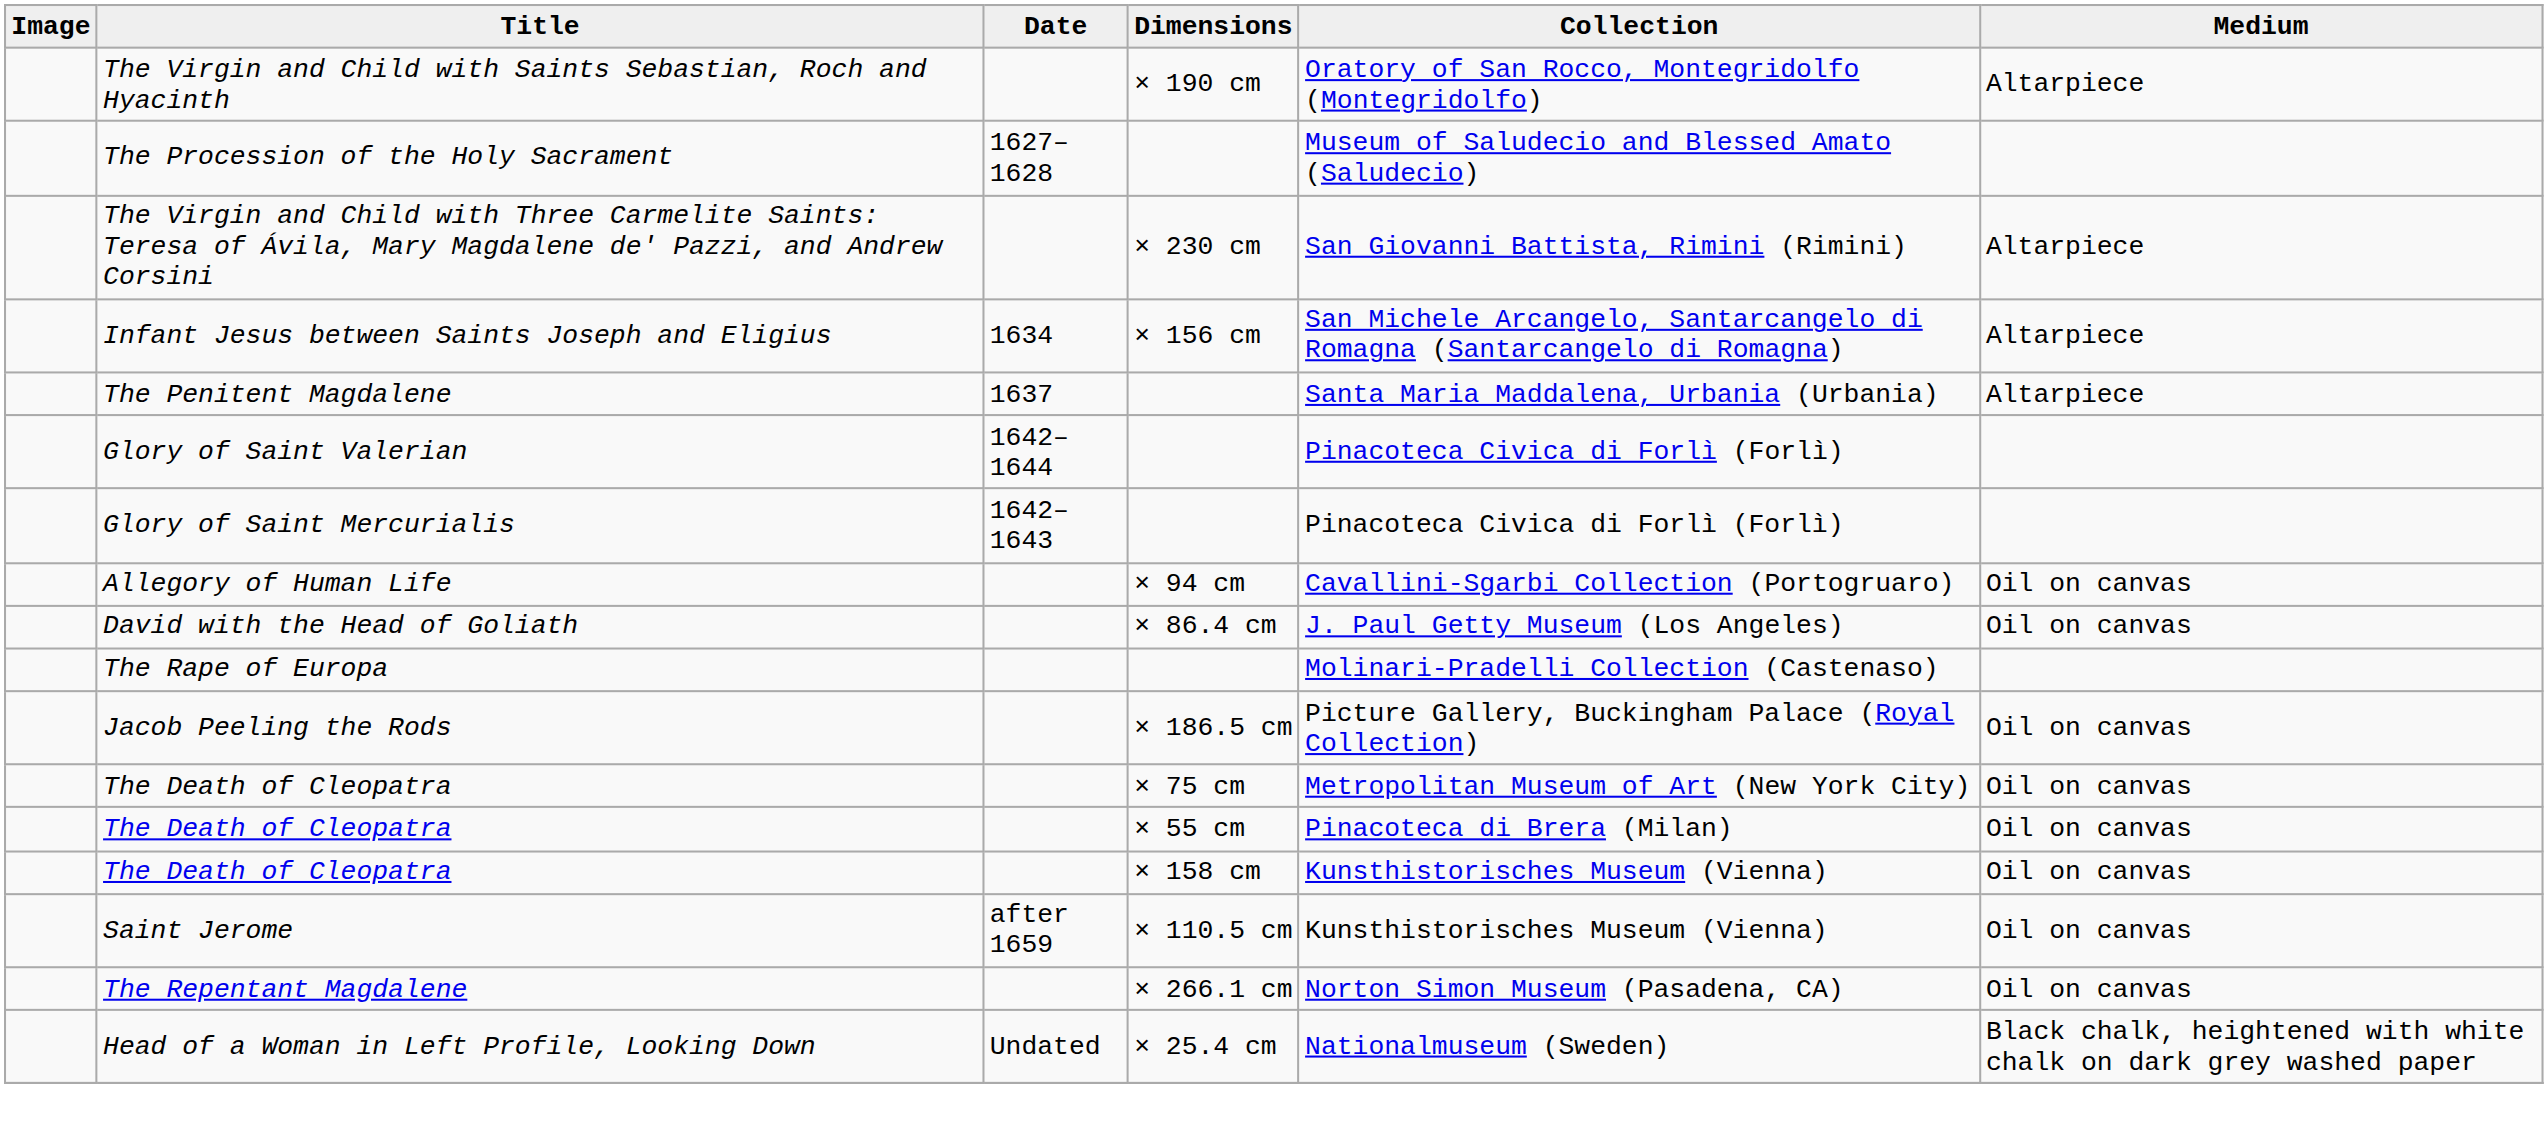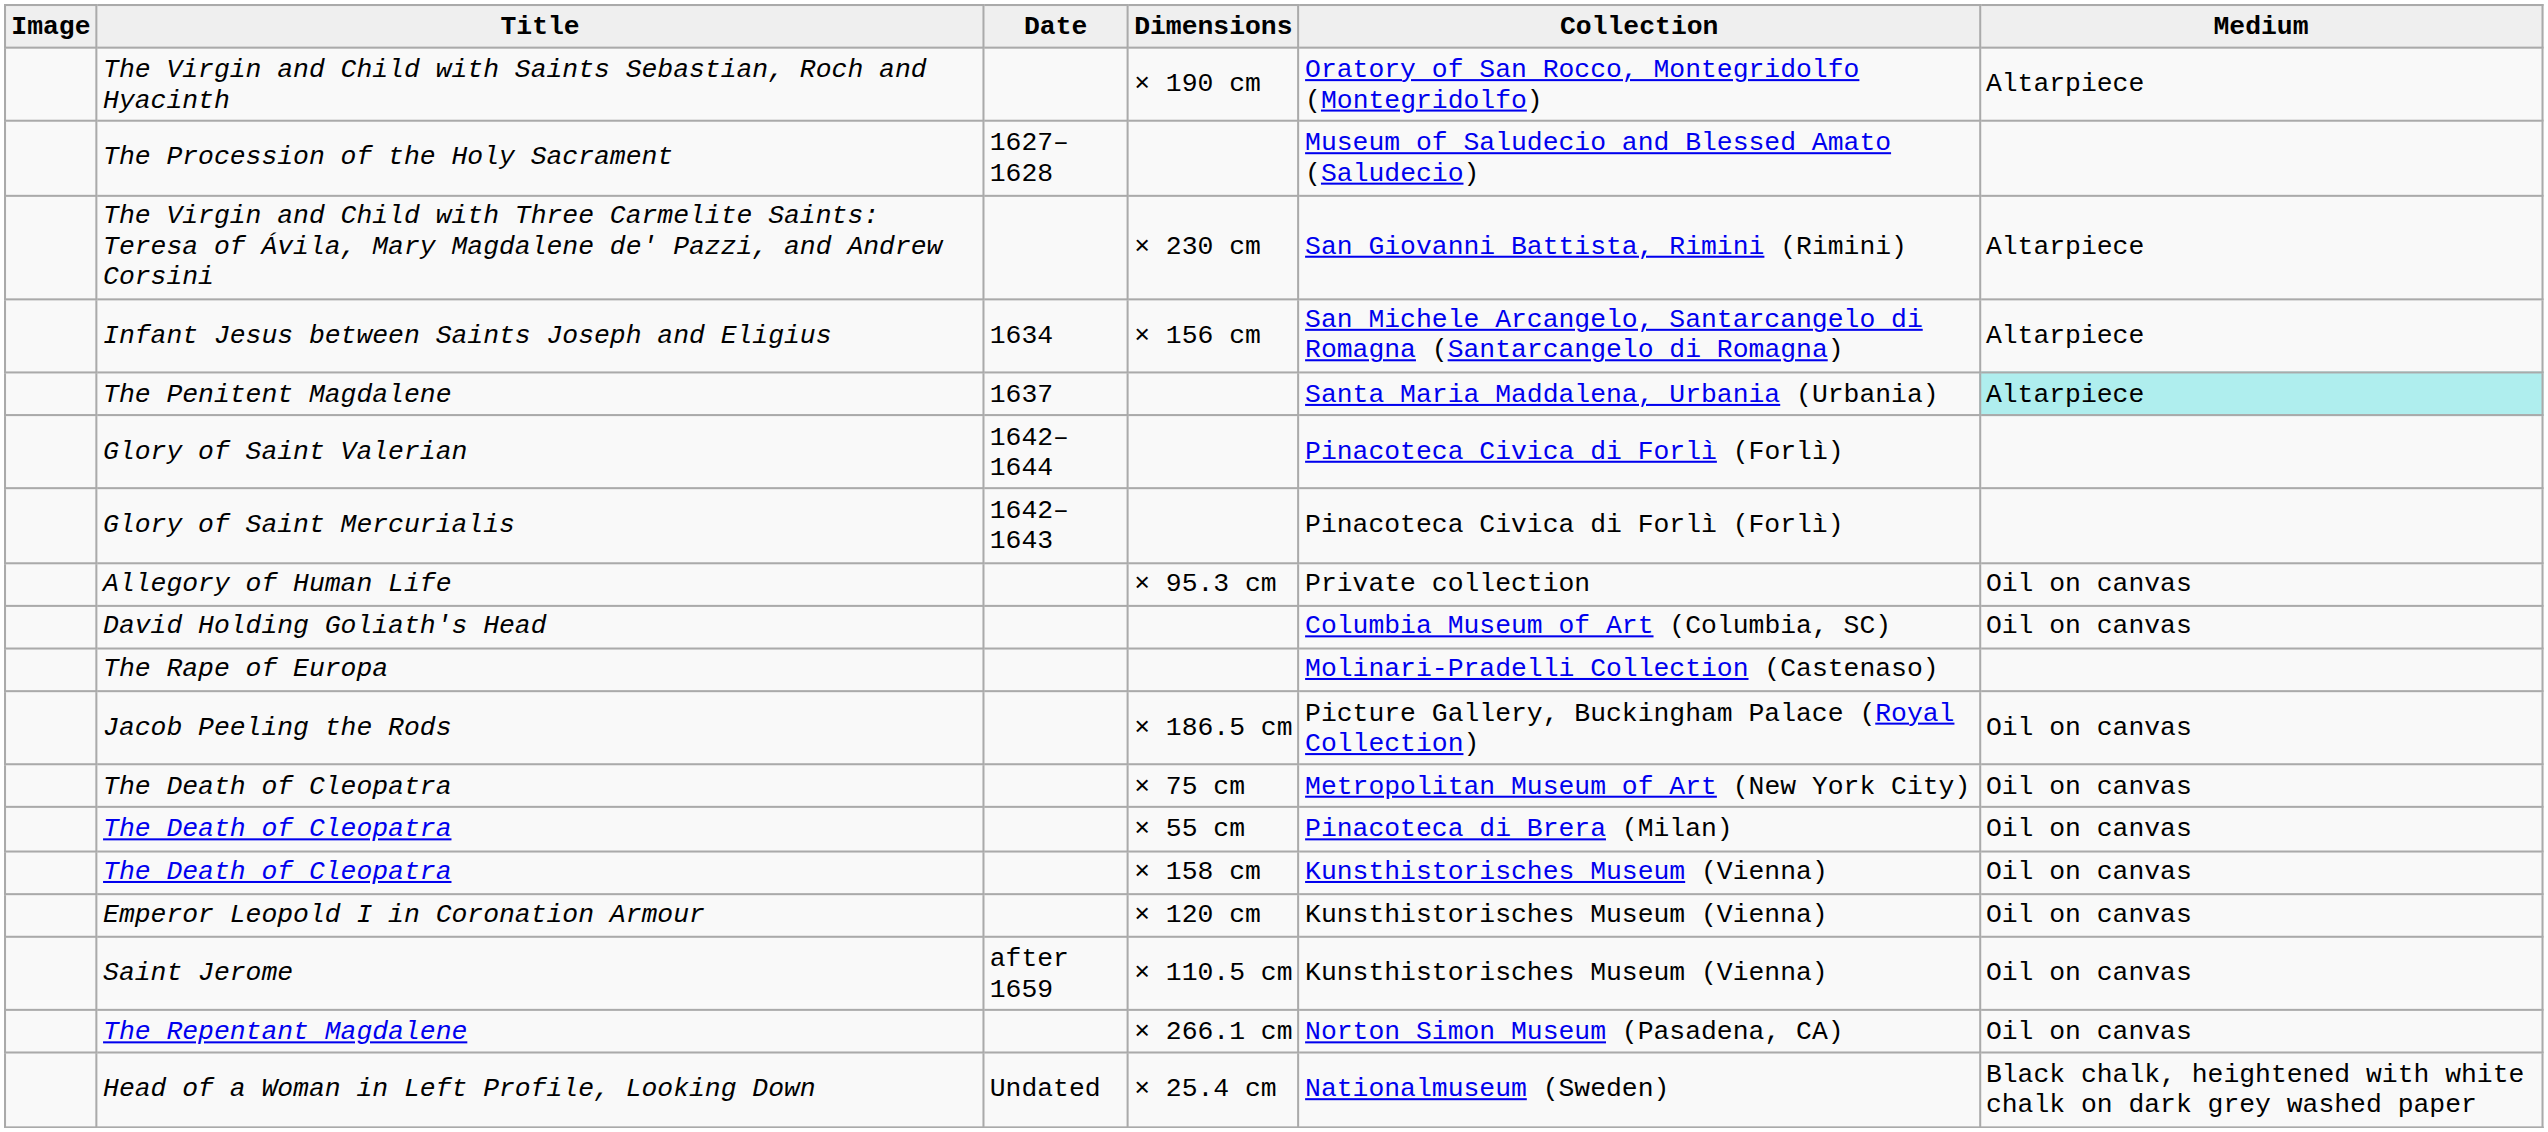(2065, 394) no background -> (2065, 394) paleturquoise background
+ row: (277, 584)
- row: (277, 584)
- row: (341, 627)
+ row: (325, 627)
+ row: (404, 915)
